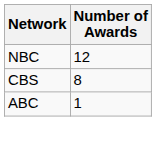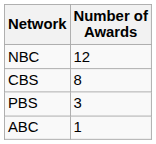+ row: (23, 103)
